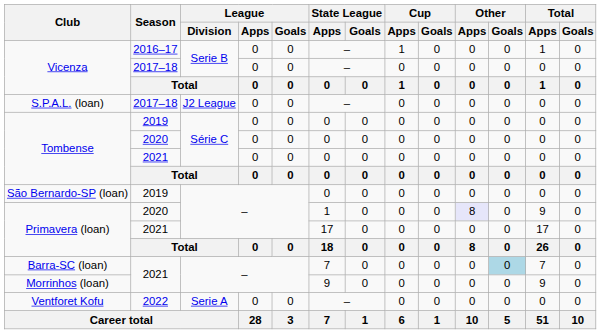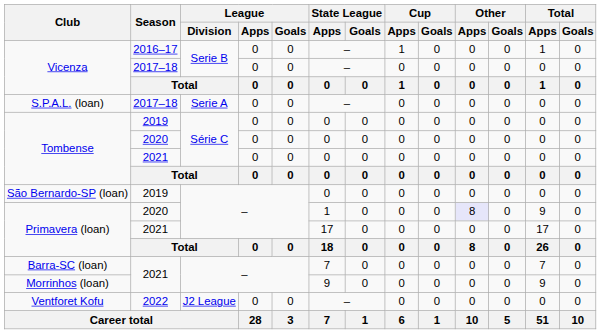(209, 103) J2 League -> (209, 103) Serie A
(507, 265) lightblue background -> (507, 265) no background
(209, 301) Serie A -> (209, 301) J2 League
